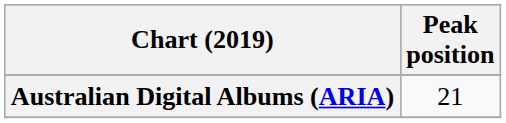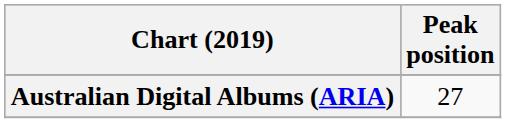(450, 95) 21 -> (450, 95) 27
